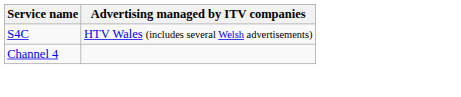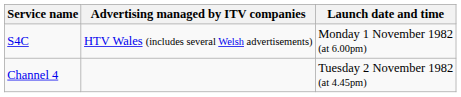+ column: (386, 14)
